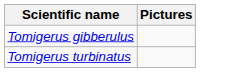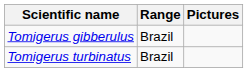+ column: (160, 15)
